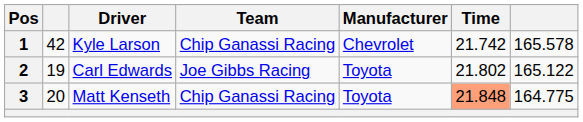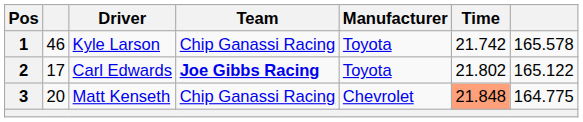(56, 44) 42 -> (56, 44) 46
(378, 44) Chevrolet -> (367, 44) Toyota
(56, 70) 19 -> (56, 70) 17
(245, 70) normal -> (250, 70) bold
(367, 97) Toyota -> (378, 97) Chevrolet
